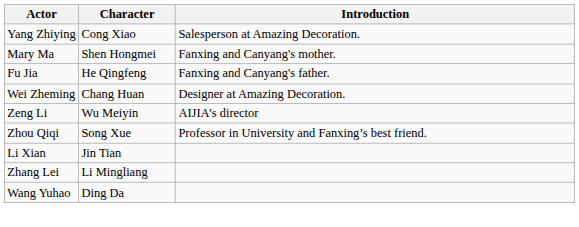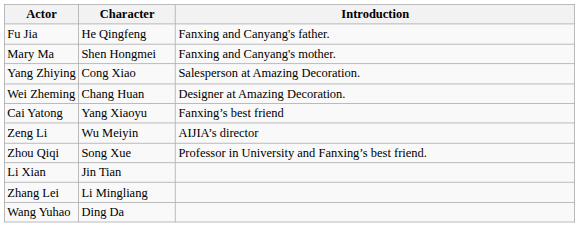rows swapped: (22, 73) <-> (41, 34)
+ row: (35, 113)
